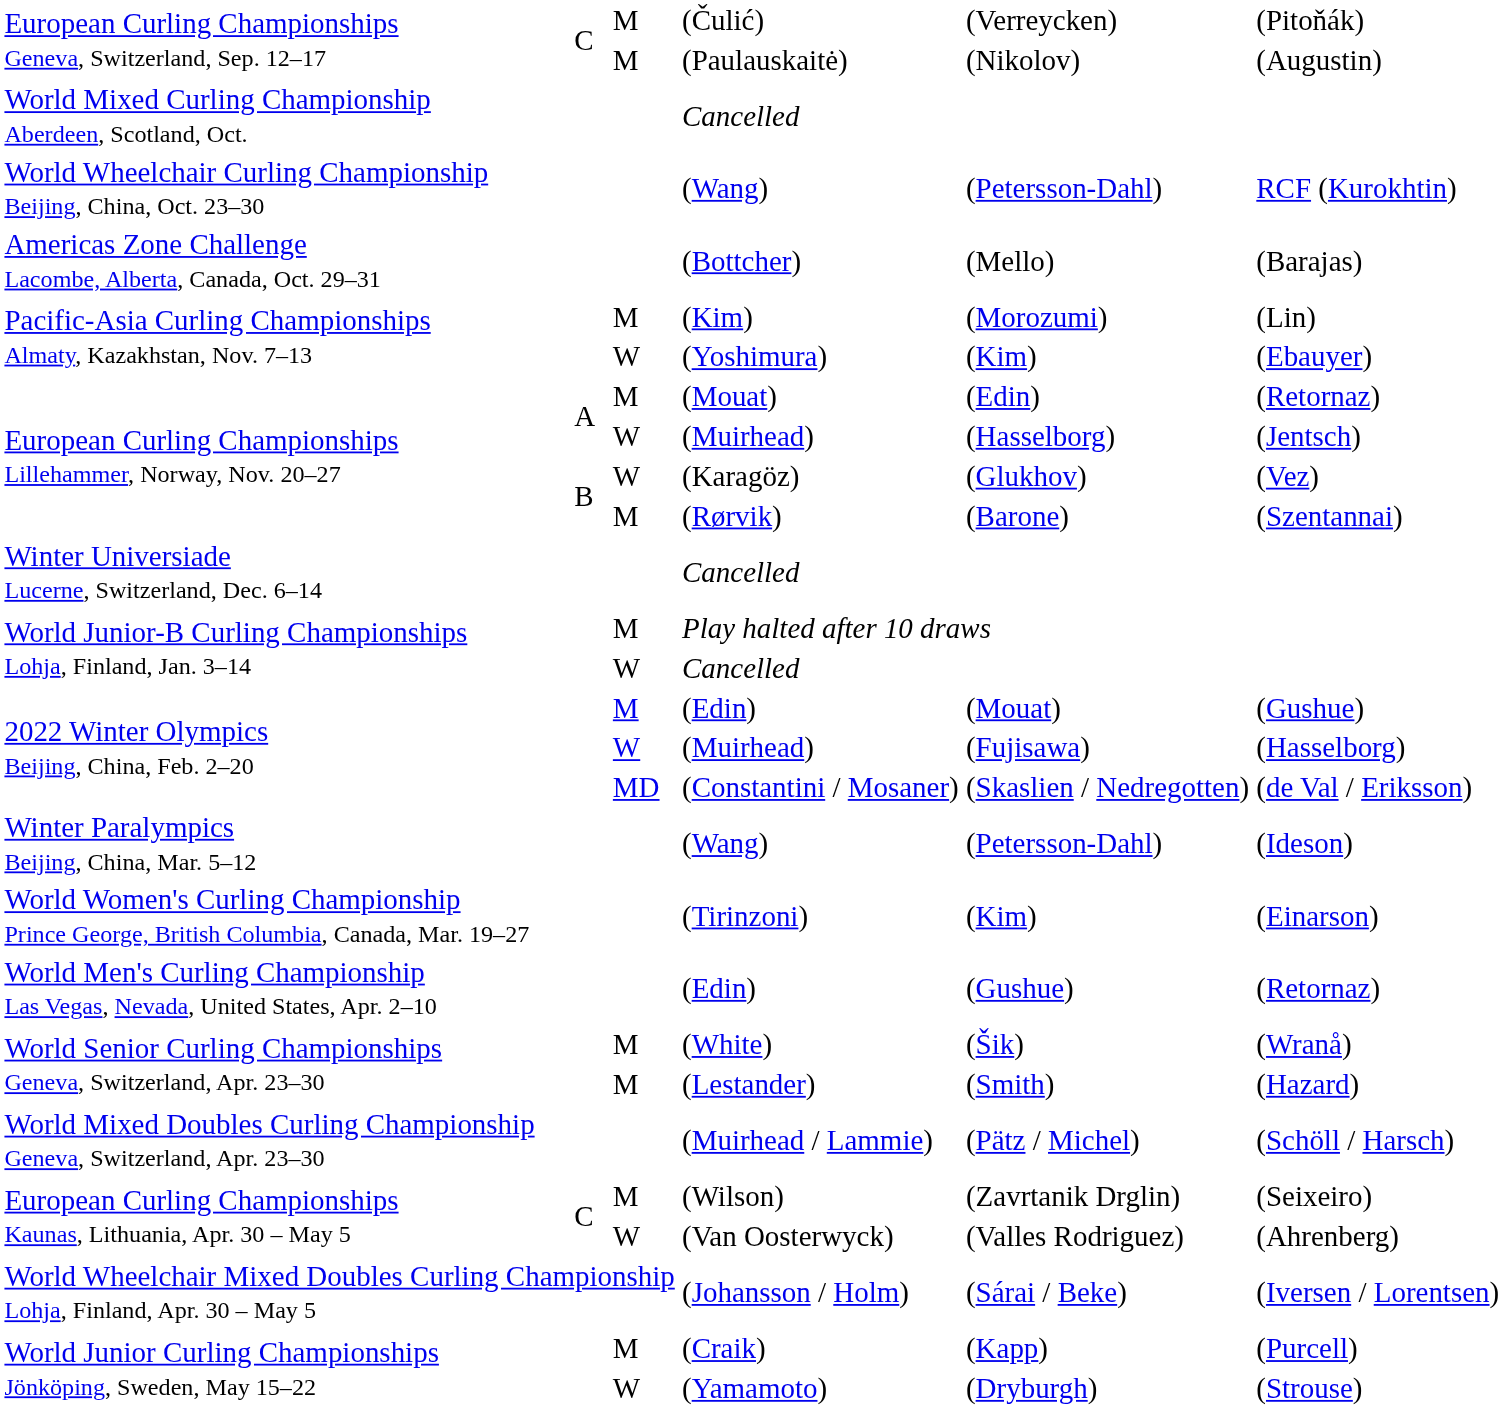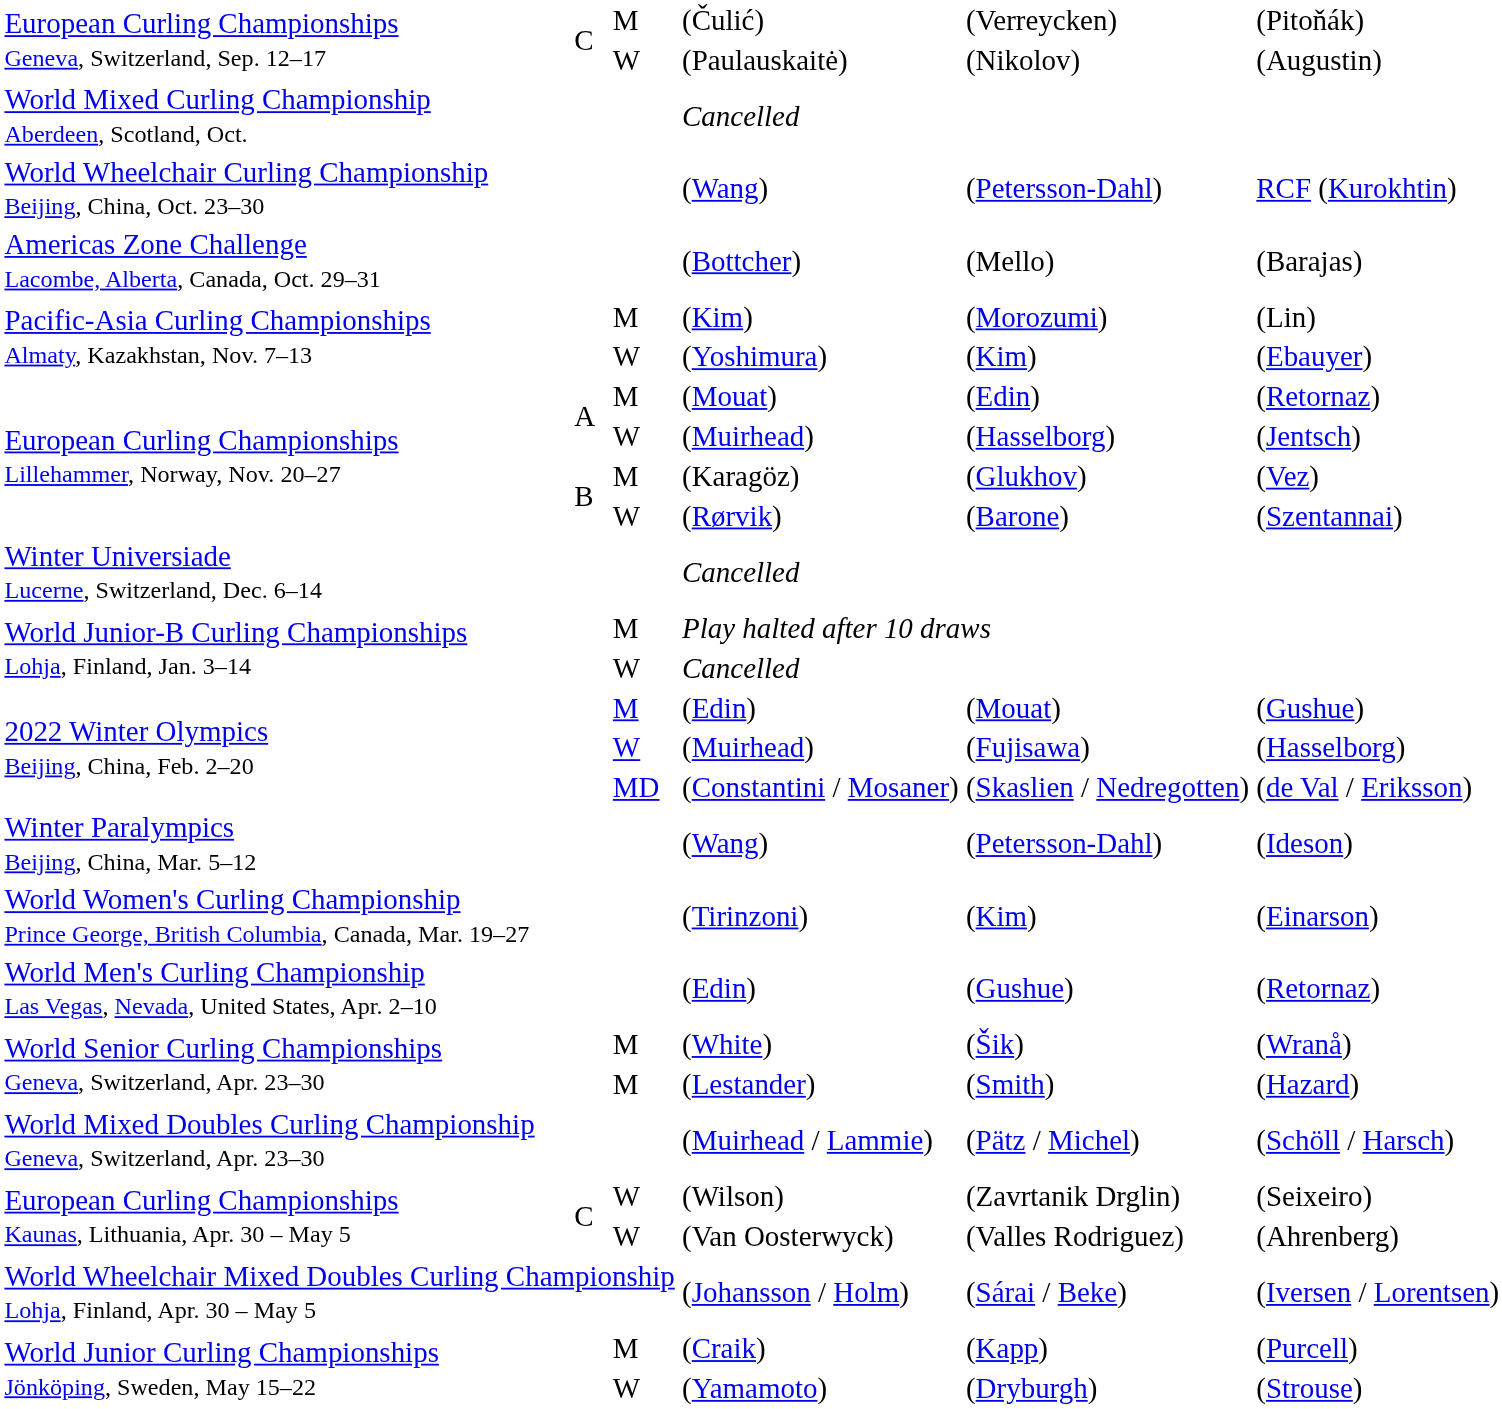(626, 60) M -> (627, 60) W
(627, 476) W -> (626, 476) M
(626, 516) M -> (627, 516) W
(626, 1196) M -> (627, 1196) W
